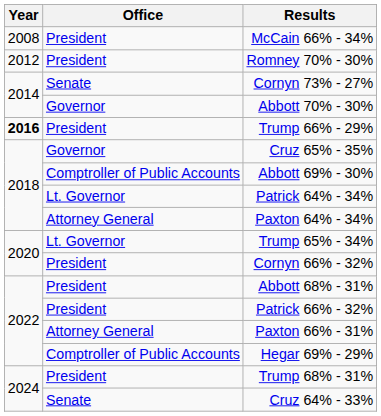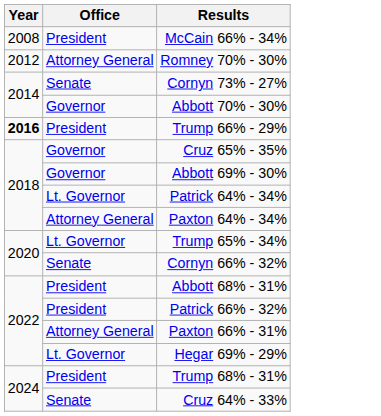(76, 60) President -> (100, 60) Attorney General
(143, 173) Comptroller of Public Accounts -> (76, 173) Governor
(76, 264) President -> (69, 264) Senate
(143, 354) Comptroller of Public Accounts -> (86, 354) Lt. Governor
